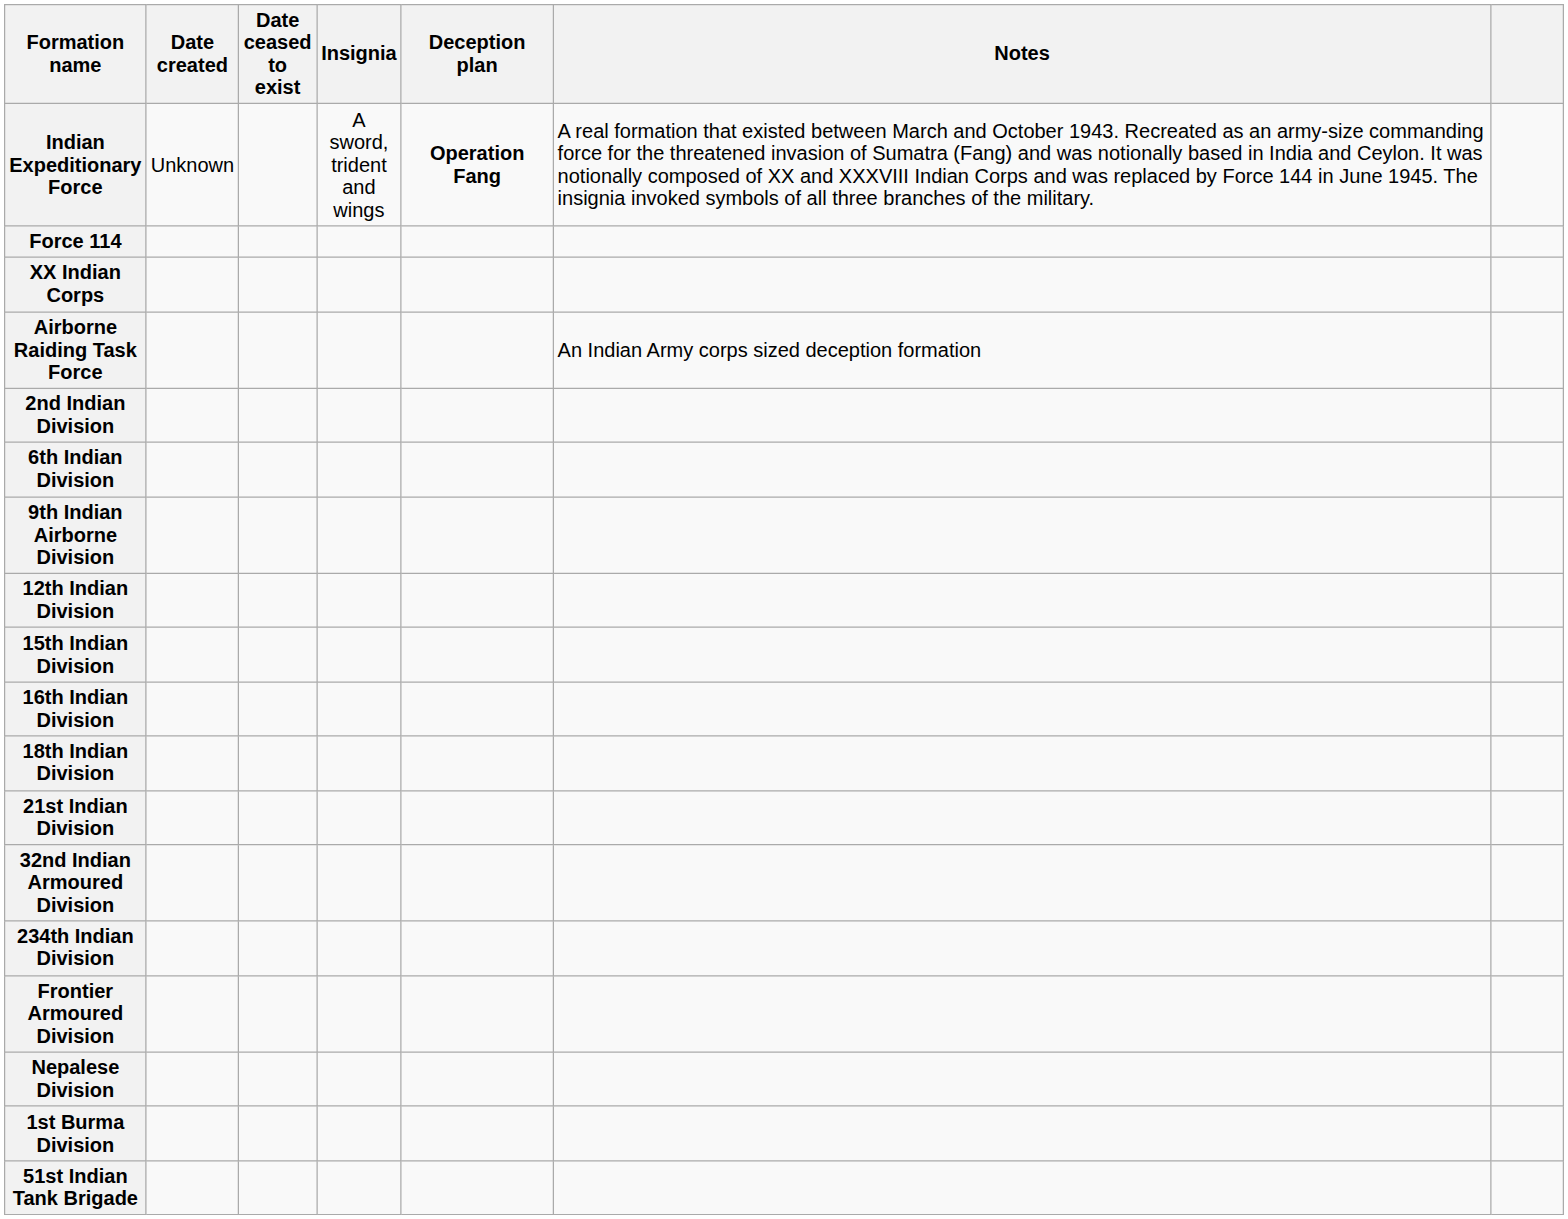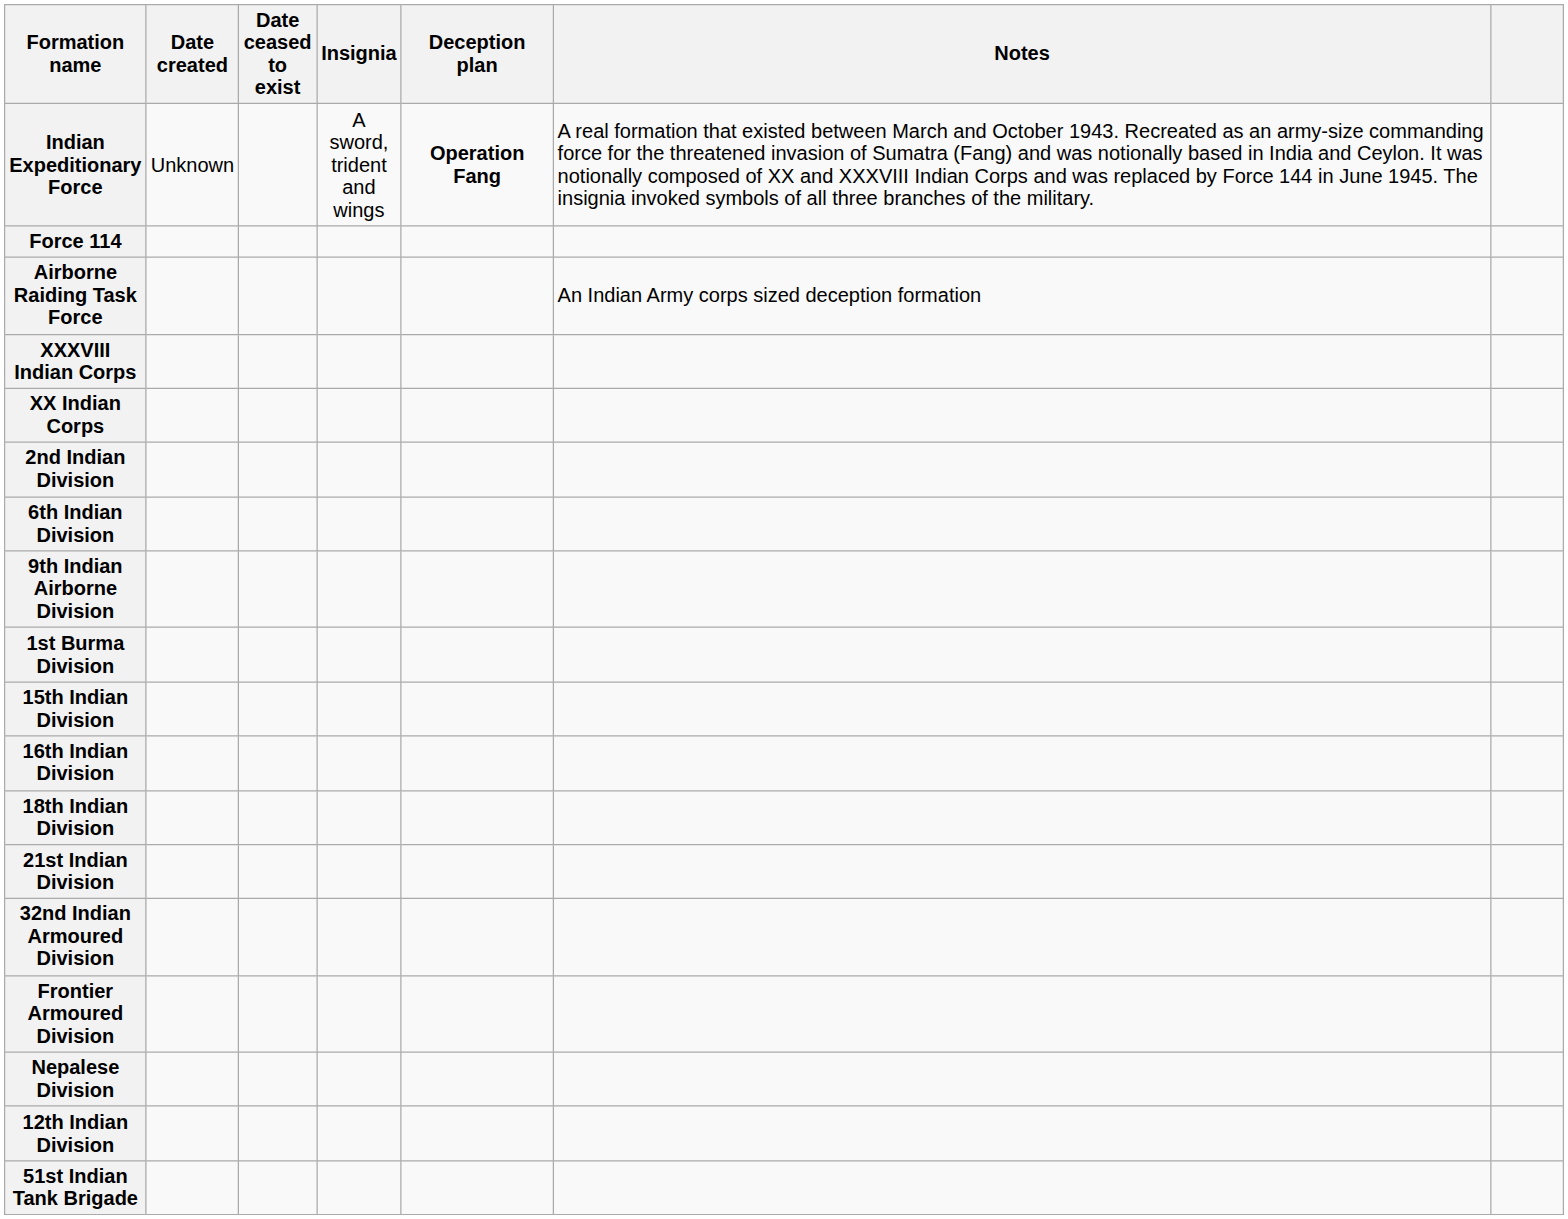rows swapped: (75, 284) <-> (75, 349)
+ row: (75, 360)
rows swapped: (75, 600) <-> (75, 1133)
- row: (75, 948)
